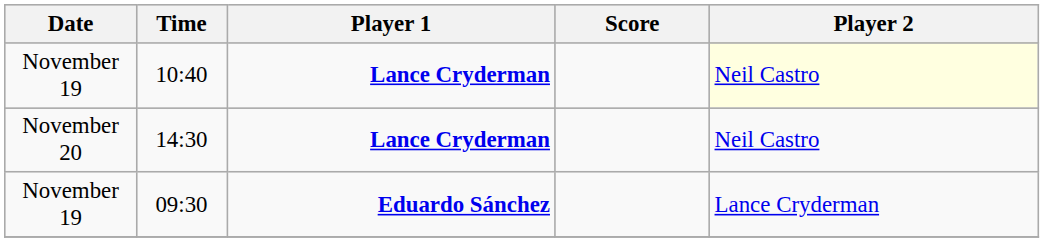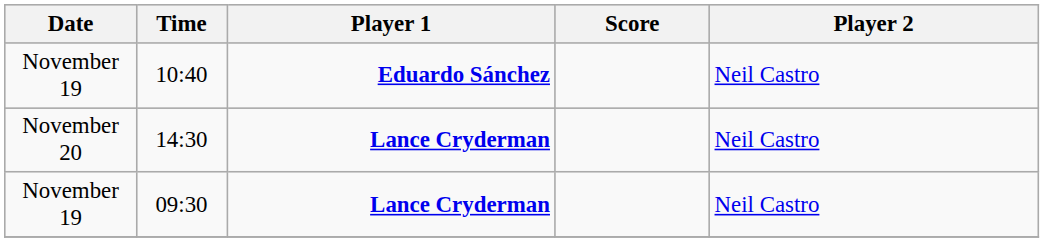(460, 75) Lance Cryderman -> (464, 75) Eduardo Sánchez
(767, 75) lightyellow background -> (767, 75) no background
(464, 204) Eduardo Sánchez -> (460, 204) Lance Cryderman
(797, 204) Lance Cryderman -> (767, 204) Neil Castro
